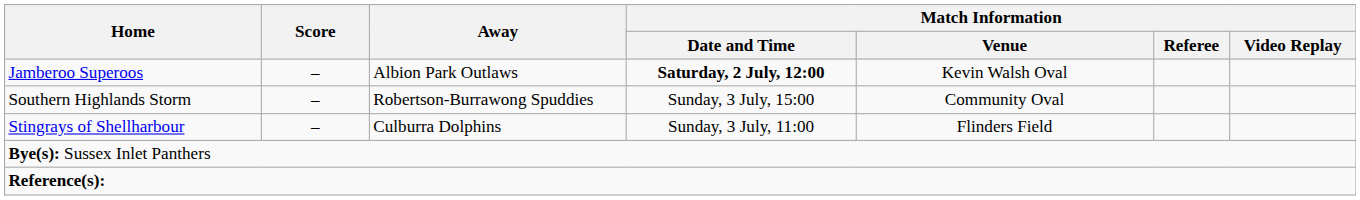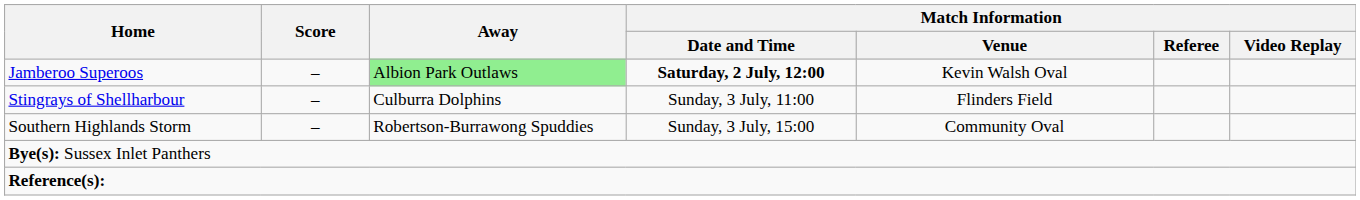(446, 72) no background -> (446, 72) lightgreen background
rows swapped: (96, 126) <-> (100, 99)
